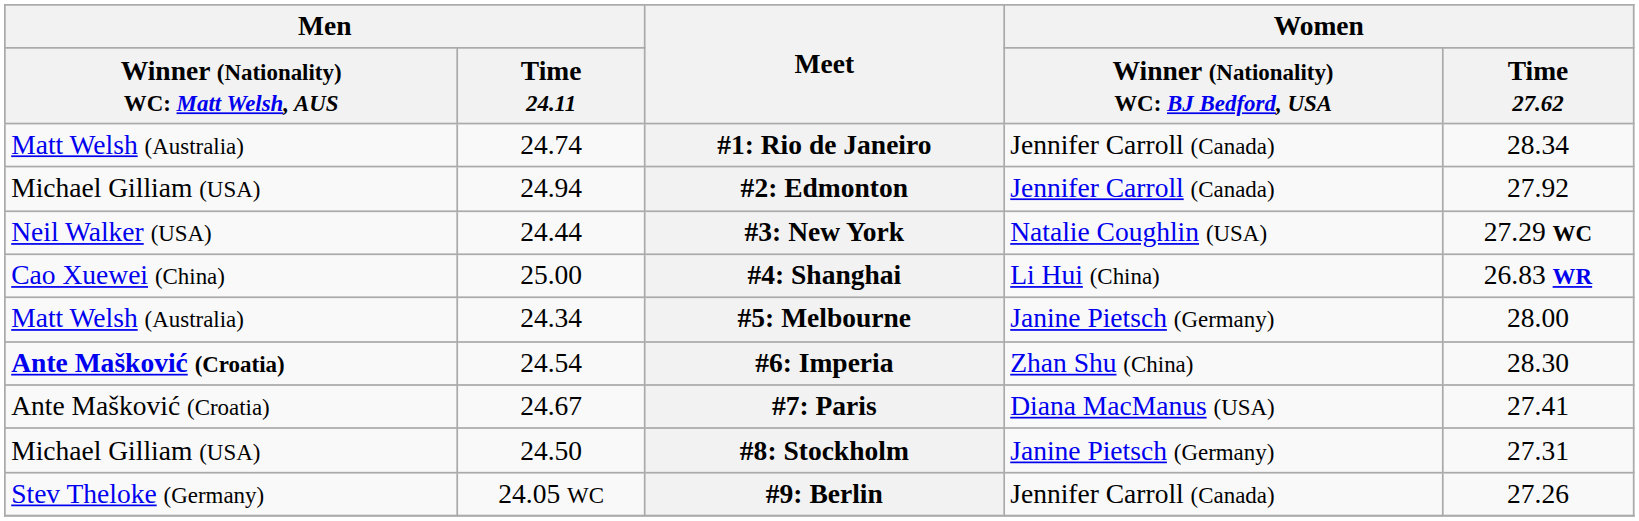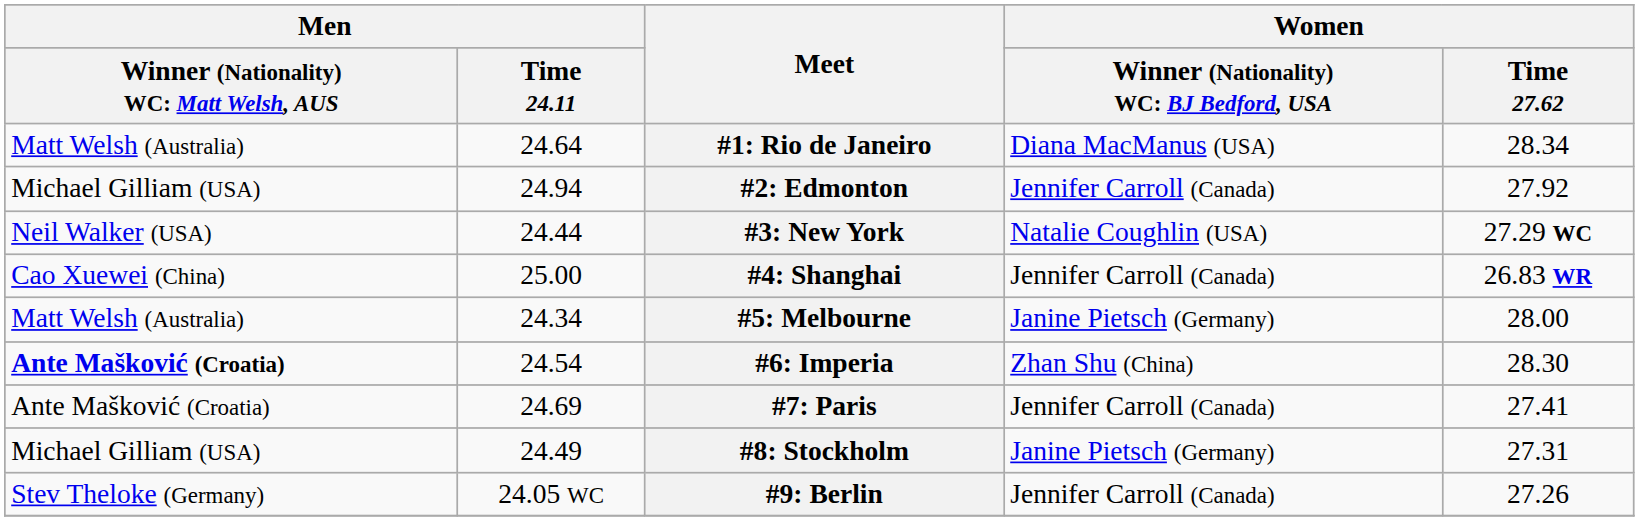(551, 144) 24.74 -> (551, 144) 24.64
(1142, 144) Jennifer Carroll (Canada) -> (1142, 144) Diana MacManus (USA)
(1085, 275) Li Hui (China) -> (1142, 275) Jennifer Carroll (Canada)
(551, 406) 24.67 -> (551, 406) 24.69
(1142, 406) Diana MacManus (USA) -> (1142, 406) Jennifer Carroll (Canada)
(551, 450) 24.50 -> (551, 450) 24.49
